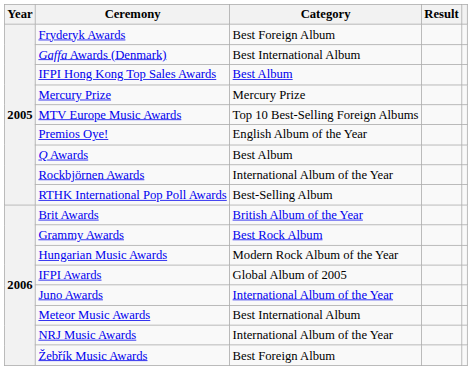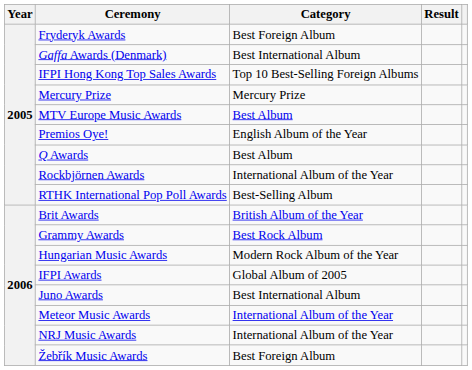(263, 74) Best Album -> (326, 74) Top 10 Best-Selling Foreign Albums
(326, 114) Top 10 Best-Selling Foreign Albums -> (263, 114) Best Album
(313, 295) International Album of the Year -> (296, 295) Best International Album
(296, 315) Best International Album -> (313, 315) International Album of the Year
